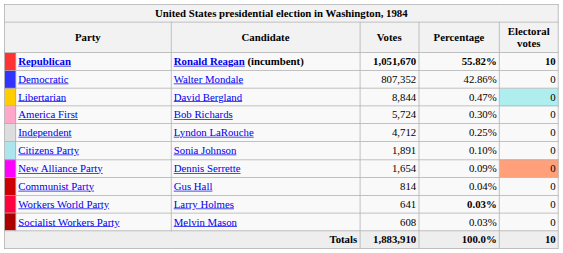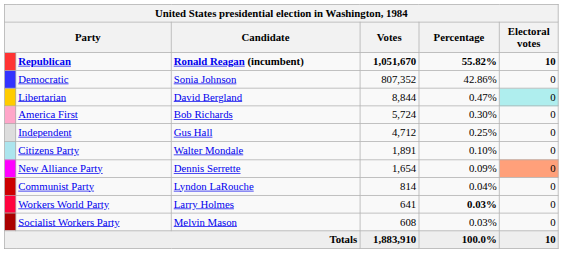(209, 79) Walter Mondale -> (205, 79) Sonia Johnson
(214, 133) Lyndon LaRouche -> (193, 133) Gus Hall
(205, 150) Sonia Johnson -> (209, 150) Walter Mondale
(193, 186) Gus Hall -> (214, 186) Lyndon LaRouche
